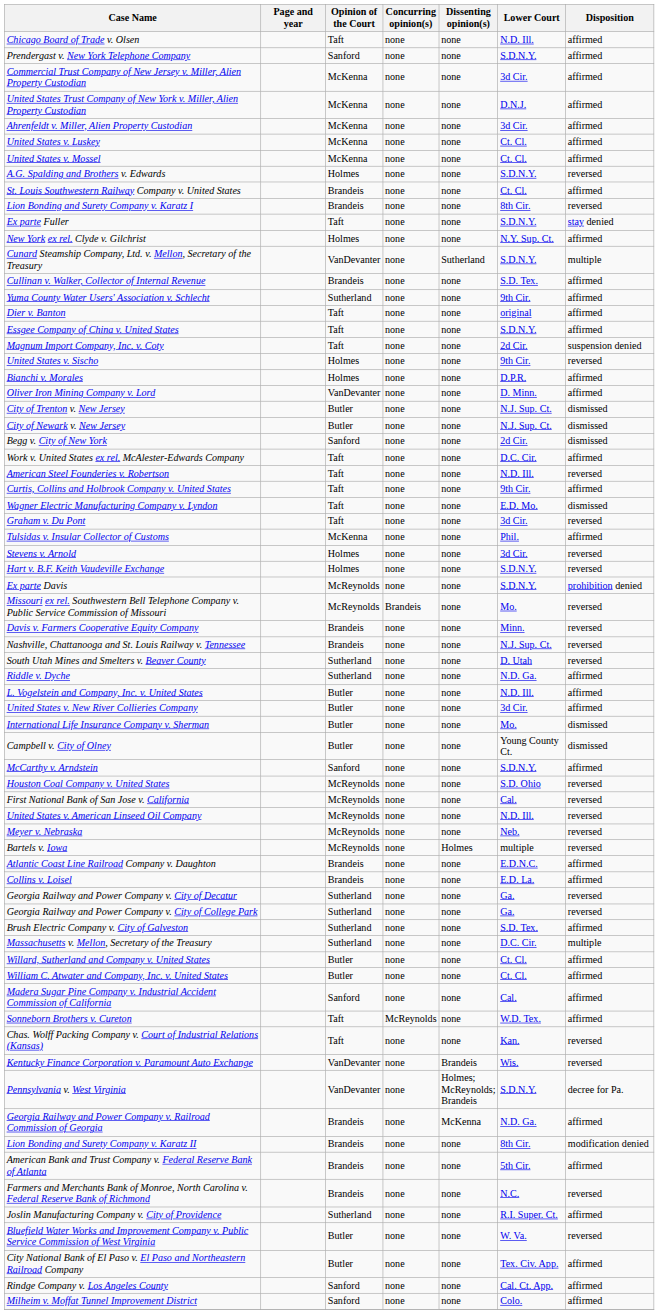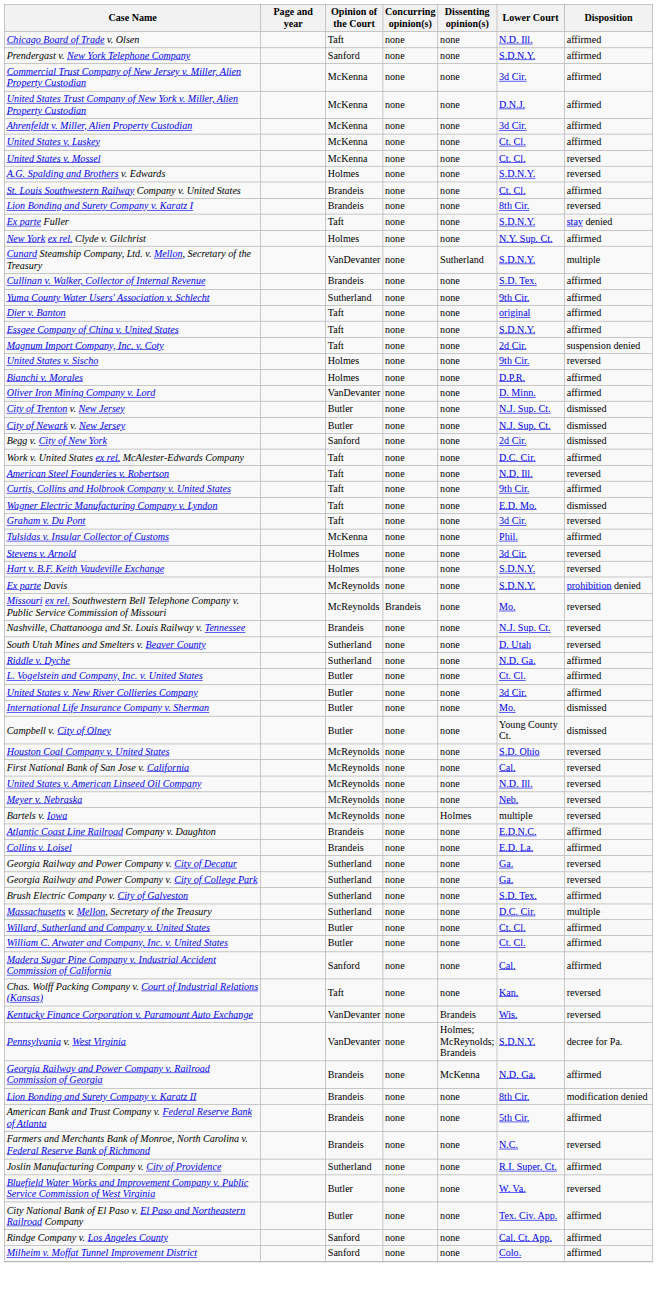(585, 158) affirmed -> (584, 158) reversed
- row: (103, 628)
(517, 692) N.D. Ill. -> (512, 676) Ct. Cl.
- row: (52, 767)
- row: (69, 1019)
